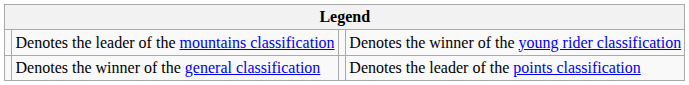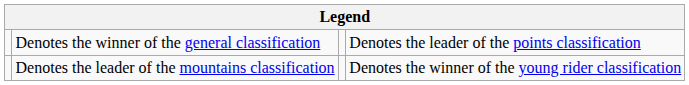rows swapped: (168, 67) <-> (175, 42)
